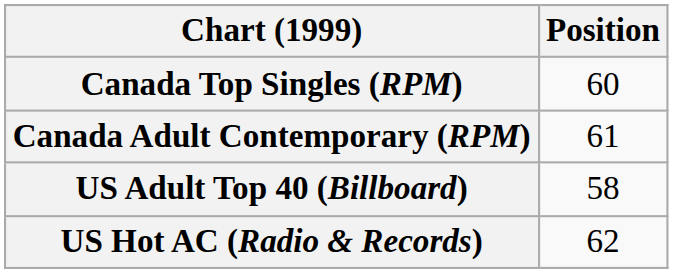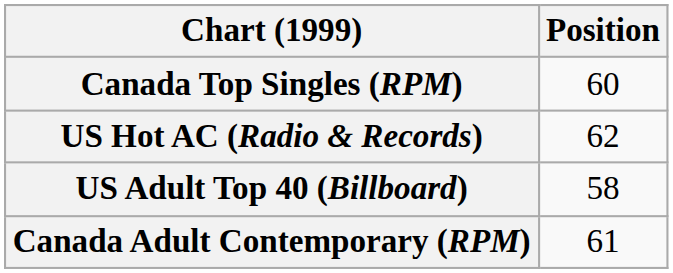rows swapped: (272, 135) <-> (272, 240)
